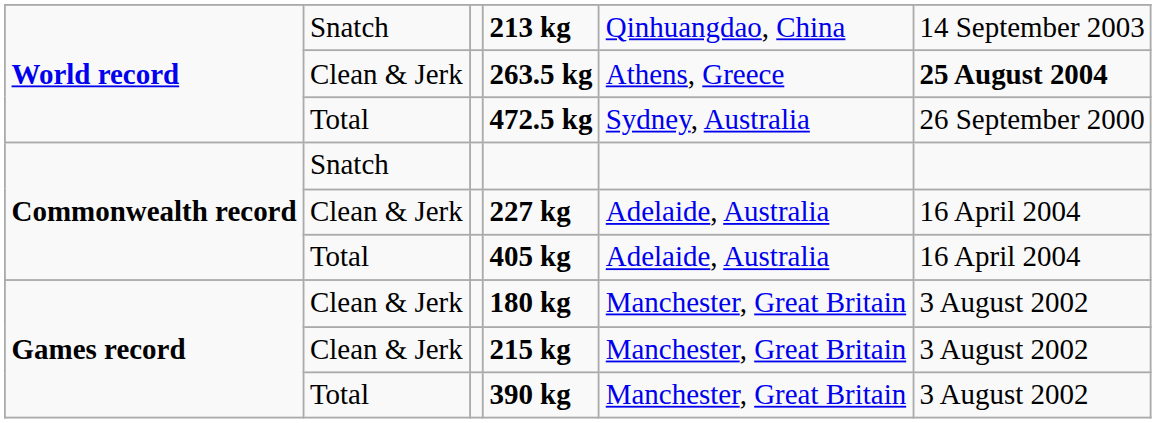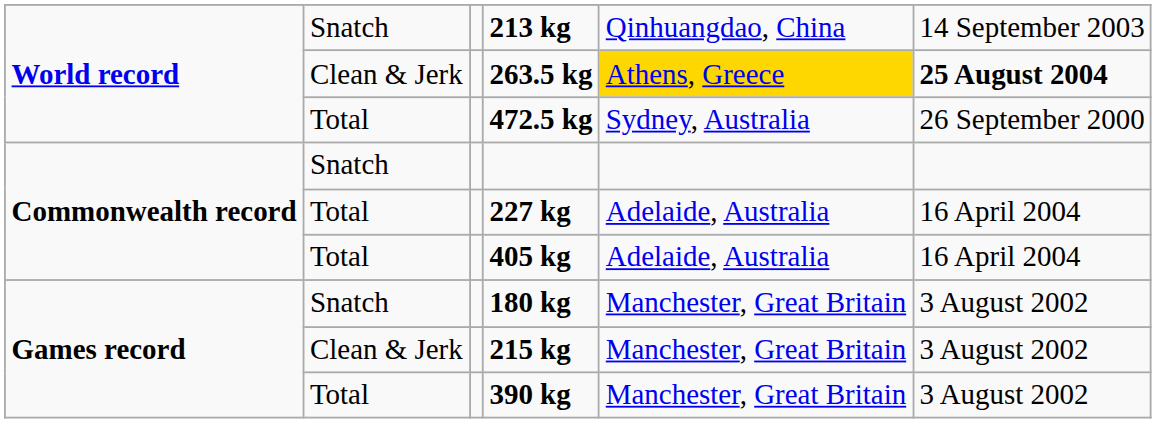(695, 73) no background -> (695, 73) gold background
(386, 211) Clean & Jerk -> (339, 211) Total
(386, 303) Clean & Jerk -> (349, 303) Snatch
